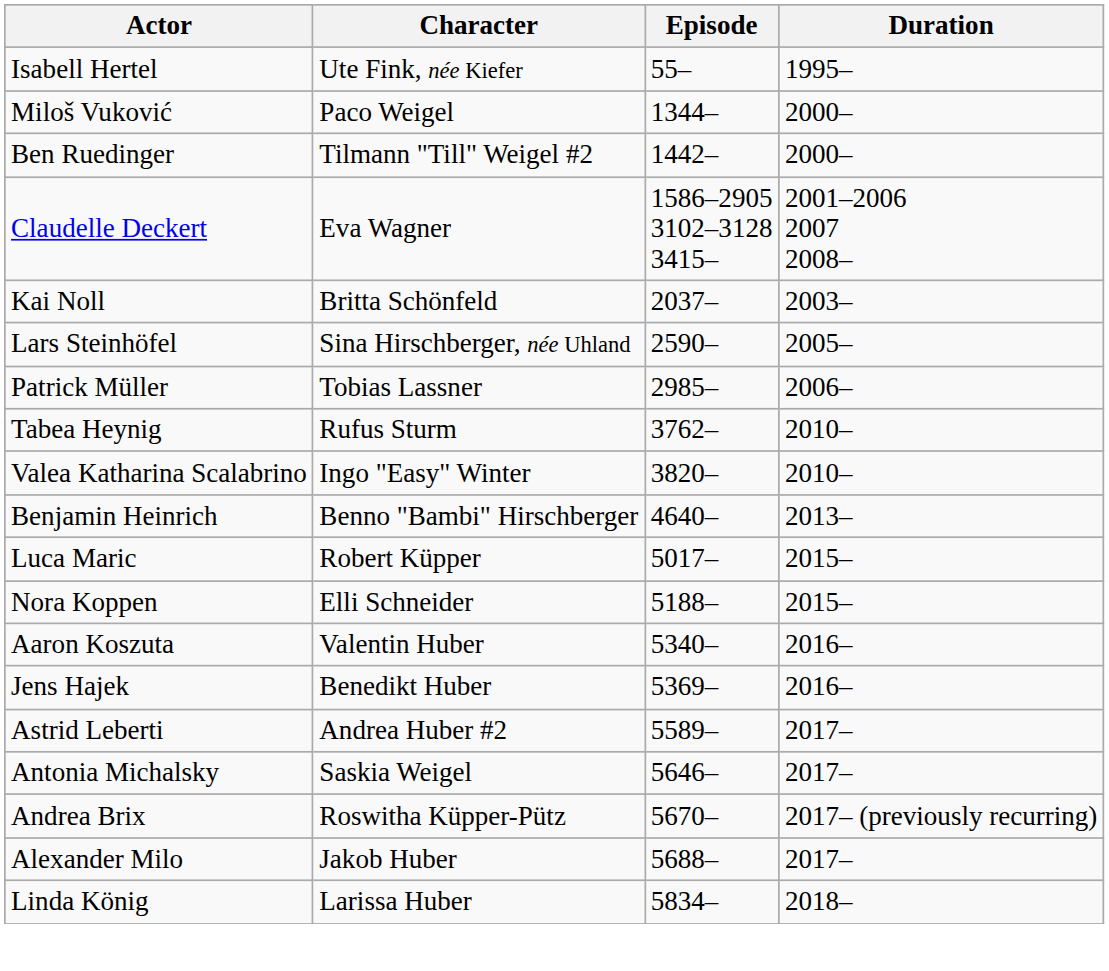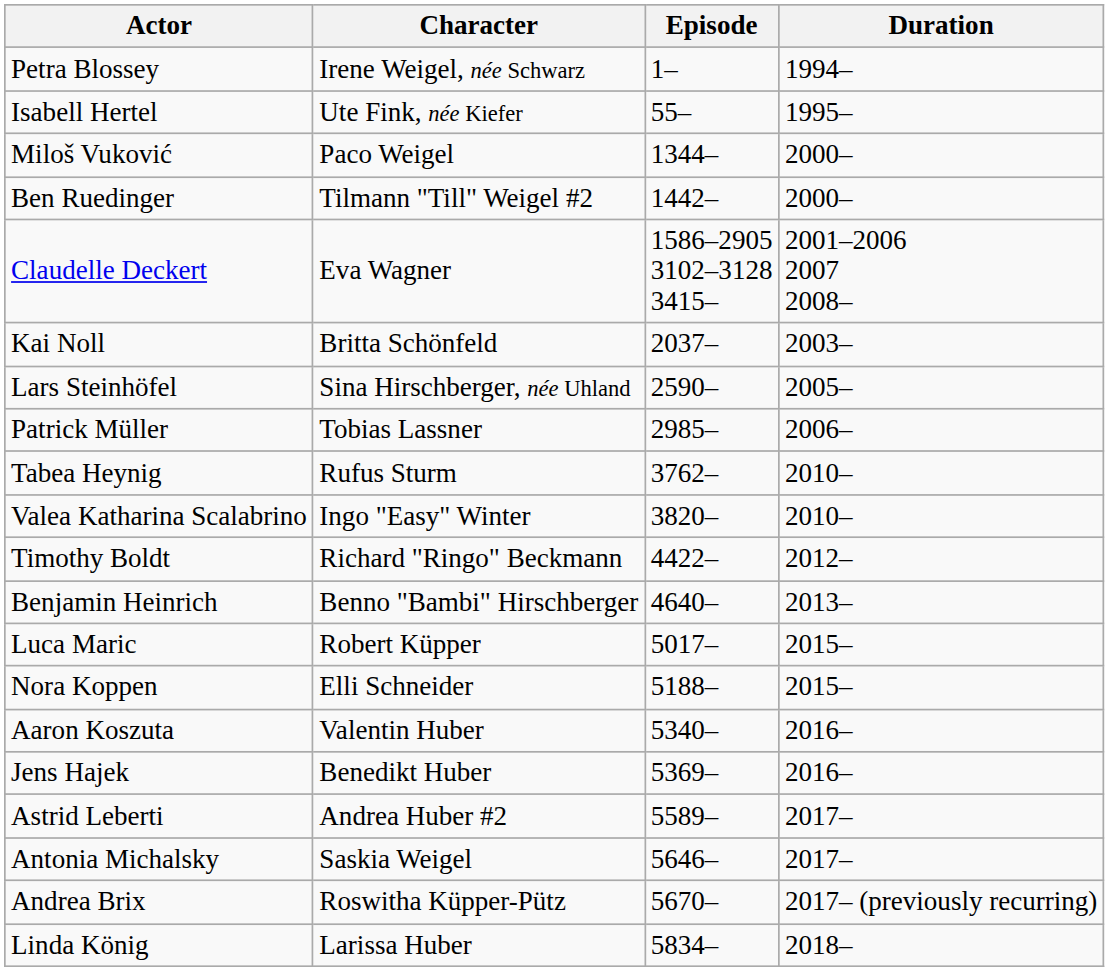+ row: (85, 68)
+ row: (91, 558)
- row: (97, 858)
